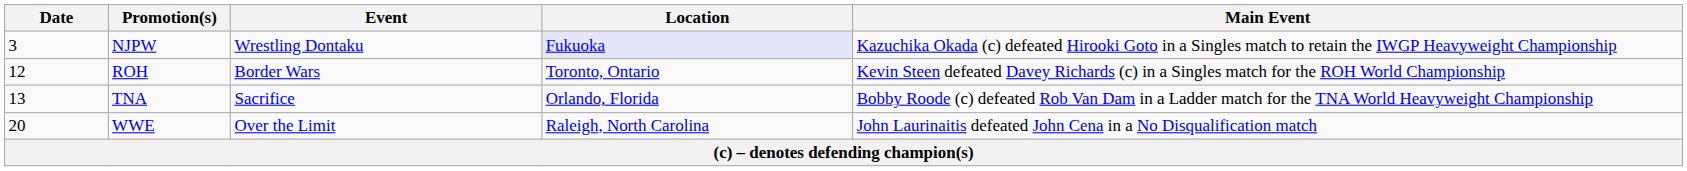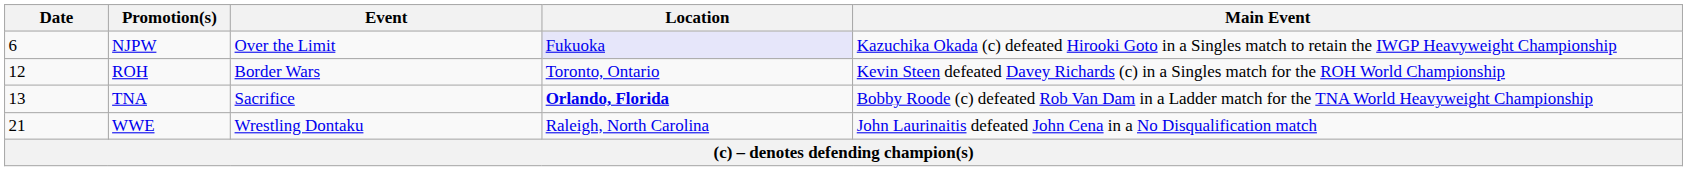(13, 44) 3 -> (13, 44) 6
(299, 44) Wrestling Dontaku -> (285, 44) Over the Limit
(602, 98) normal -> (607, 98) bold
(17, 125) 20 -> (17, 125) 21
(285, 125) Over the Limit -> (299, 125) Wrestling Dontaku
